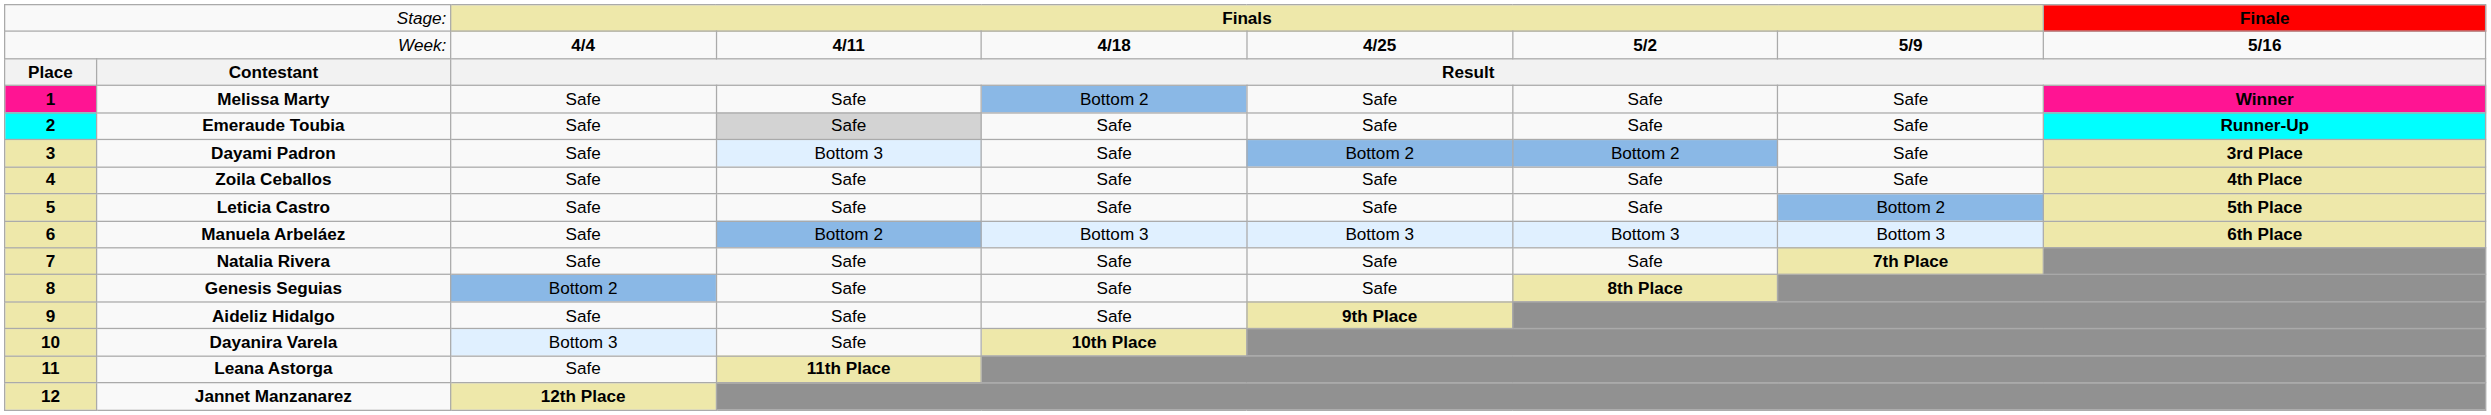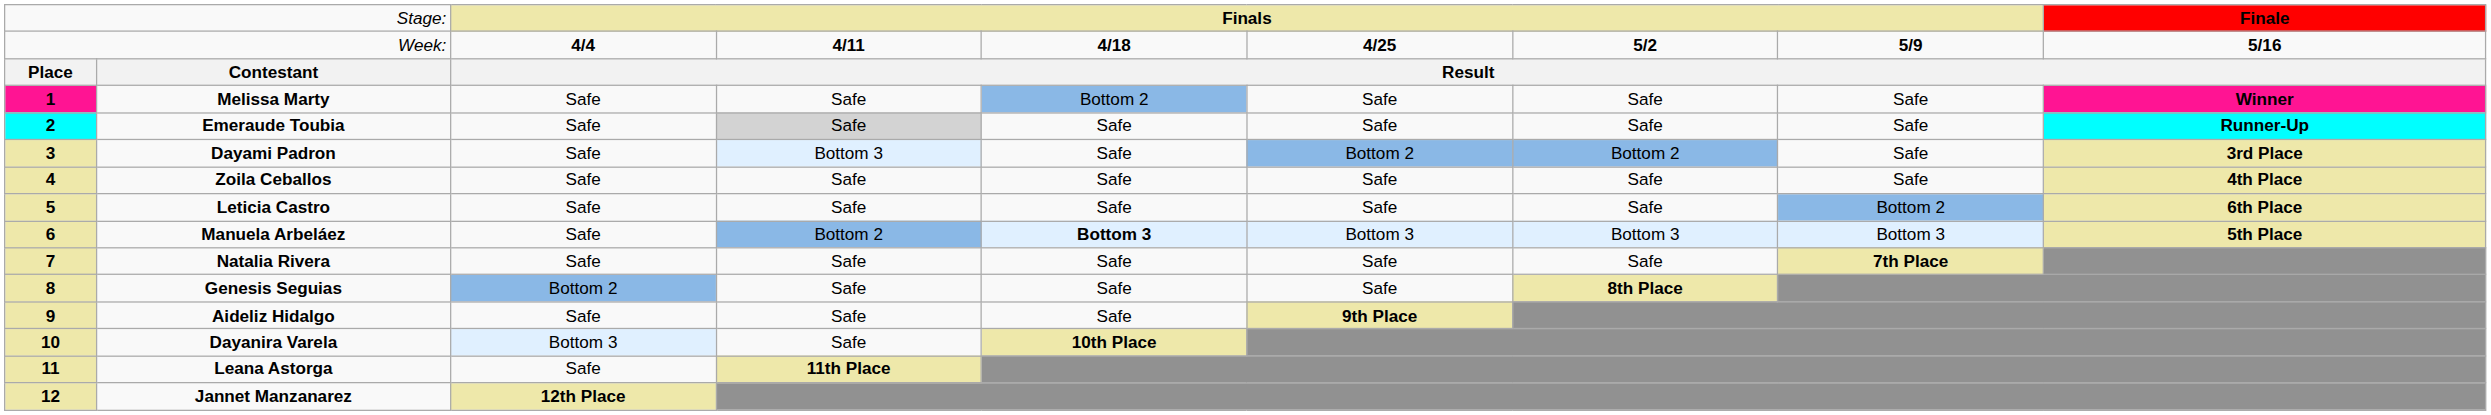(2265, 207) 5th Place -> (2265, 207) 6th Place
(1114, 234) normal -> (1114, 234) bold
(2265, 234) 6th Place -> (2265, 234) 5th Place
